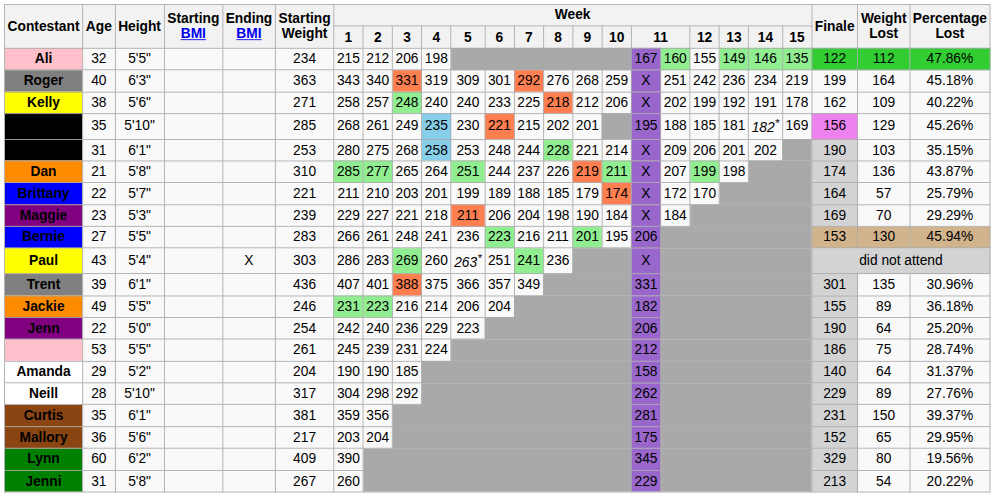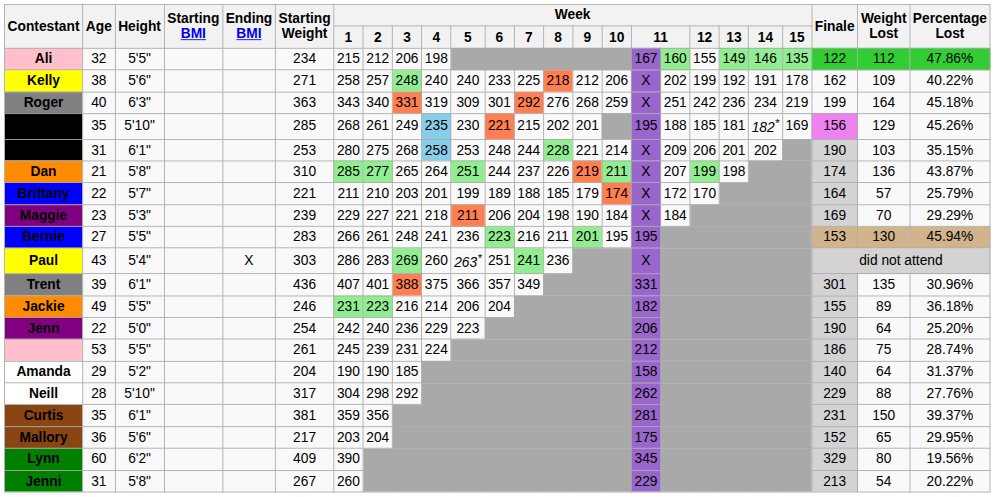rows swapped: (44, 80) <-> (44, 102)
(646, 237) 206 -> (646, 237) 195
(884, 393) 89 -> (884, 393) 88
